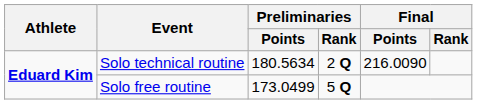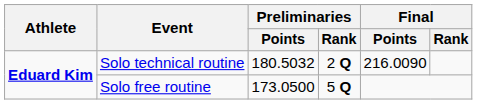(283, 63) 180.5634 -> (283, 63) 180.5032
(283, 87) 173.0499 -> (283, 87) 173.0500
